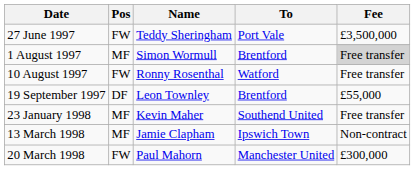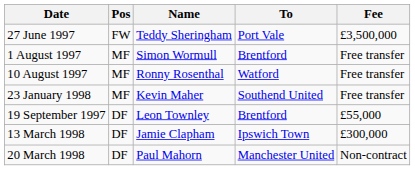(372, 54) lightgrey background -> (372, 54) no background
(121, 74) FW -> (121, 74) MF
rows swapped: (56, 94) <-> (49, 114)
(121, 134) MF -> (120, 134) DF
(373, 134) Non-contract -> (364, 134) £300,000
(121, 154) FW -> (120, 154) DF
(364, 154) £300,000 -> (373, 154) Non-contract
